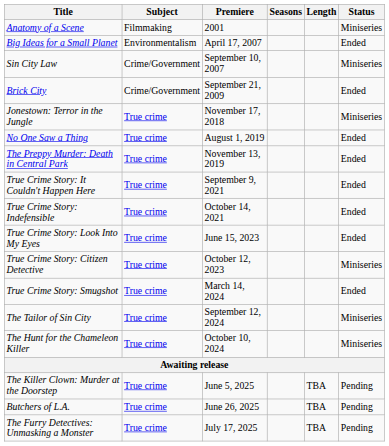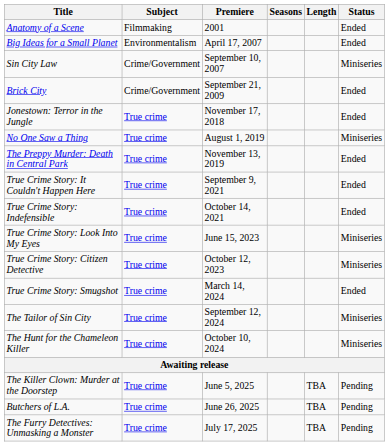(361, 27) Miniseries -> (353, 27) Ended
(361, 117) Miniseries -> (353, 117) Ended
(353, 138) Ended -> (361, 138) Miniseries
(353, 238) Ended -> (361, 238) Miniseries
